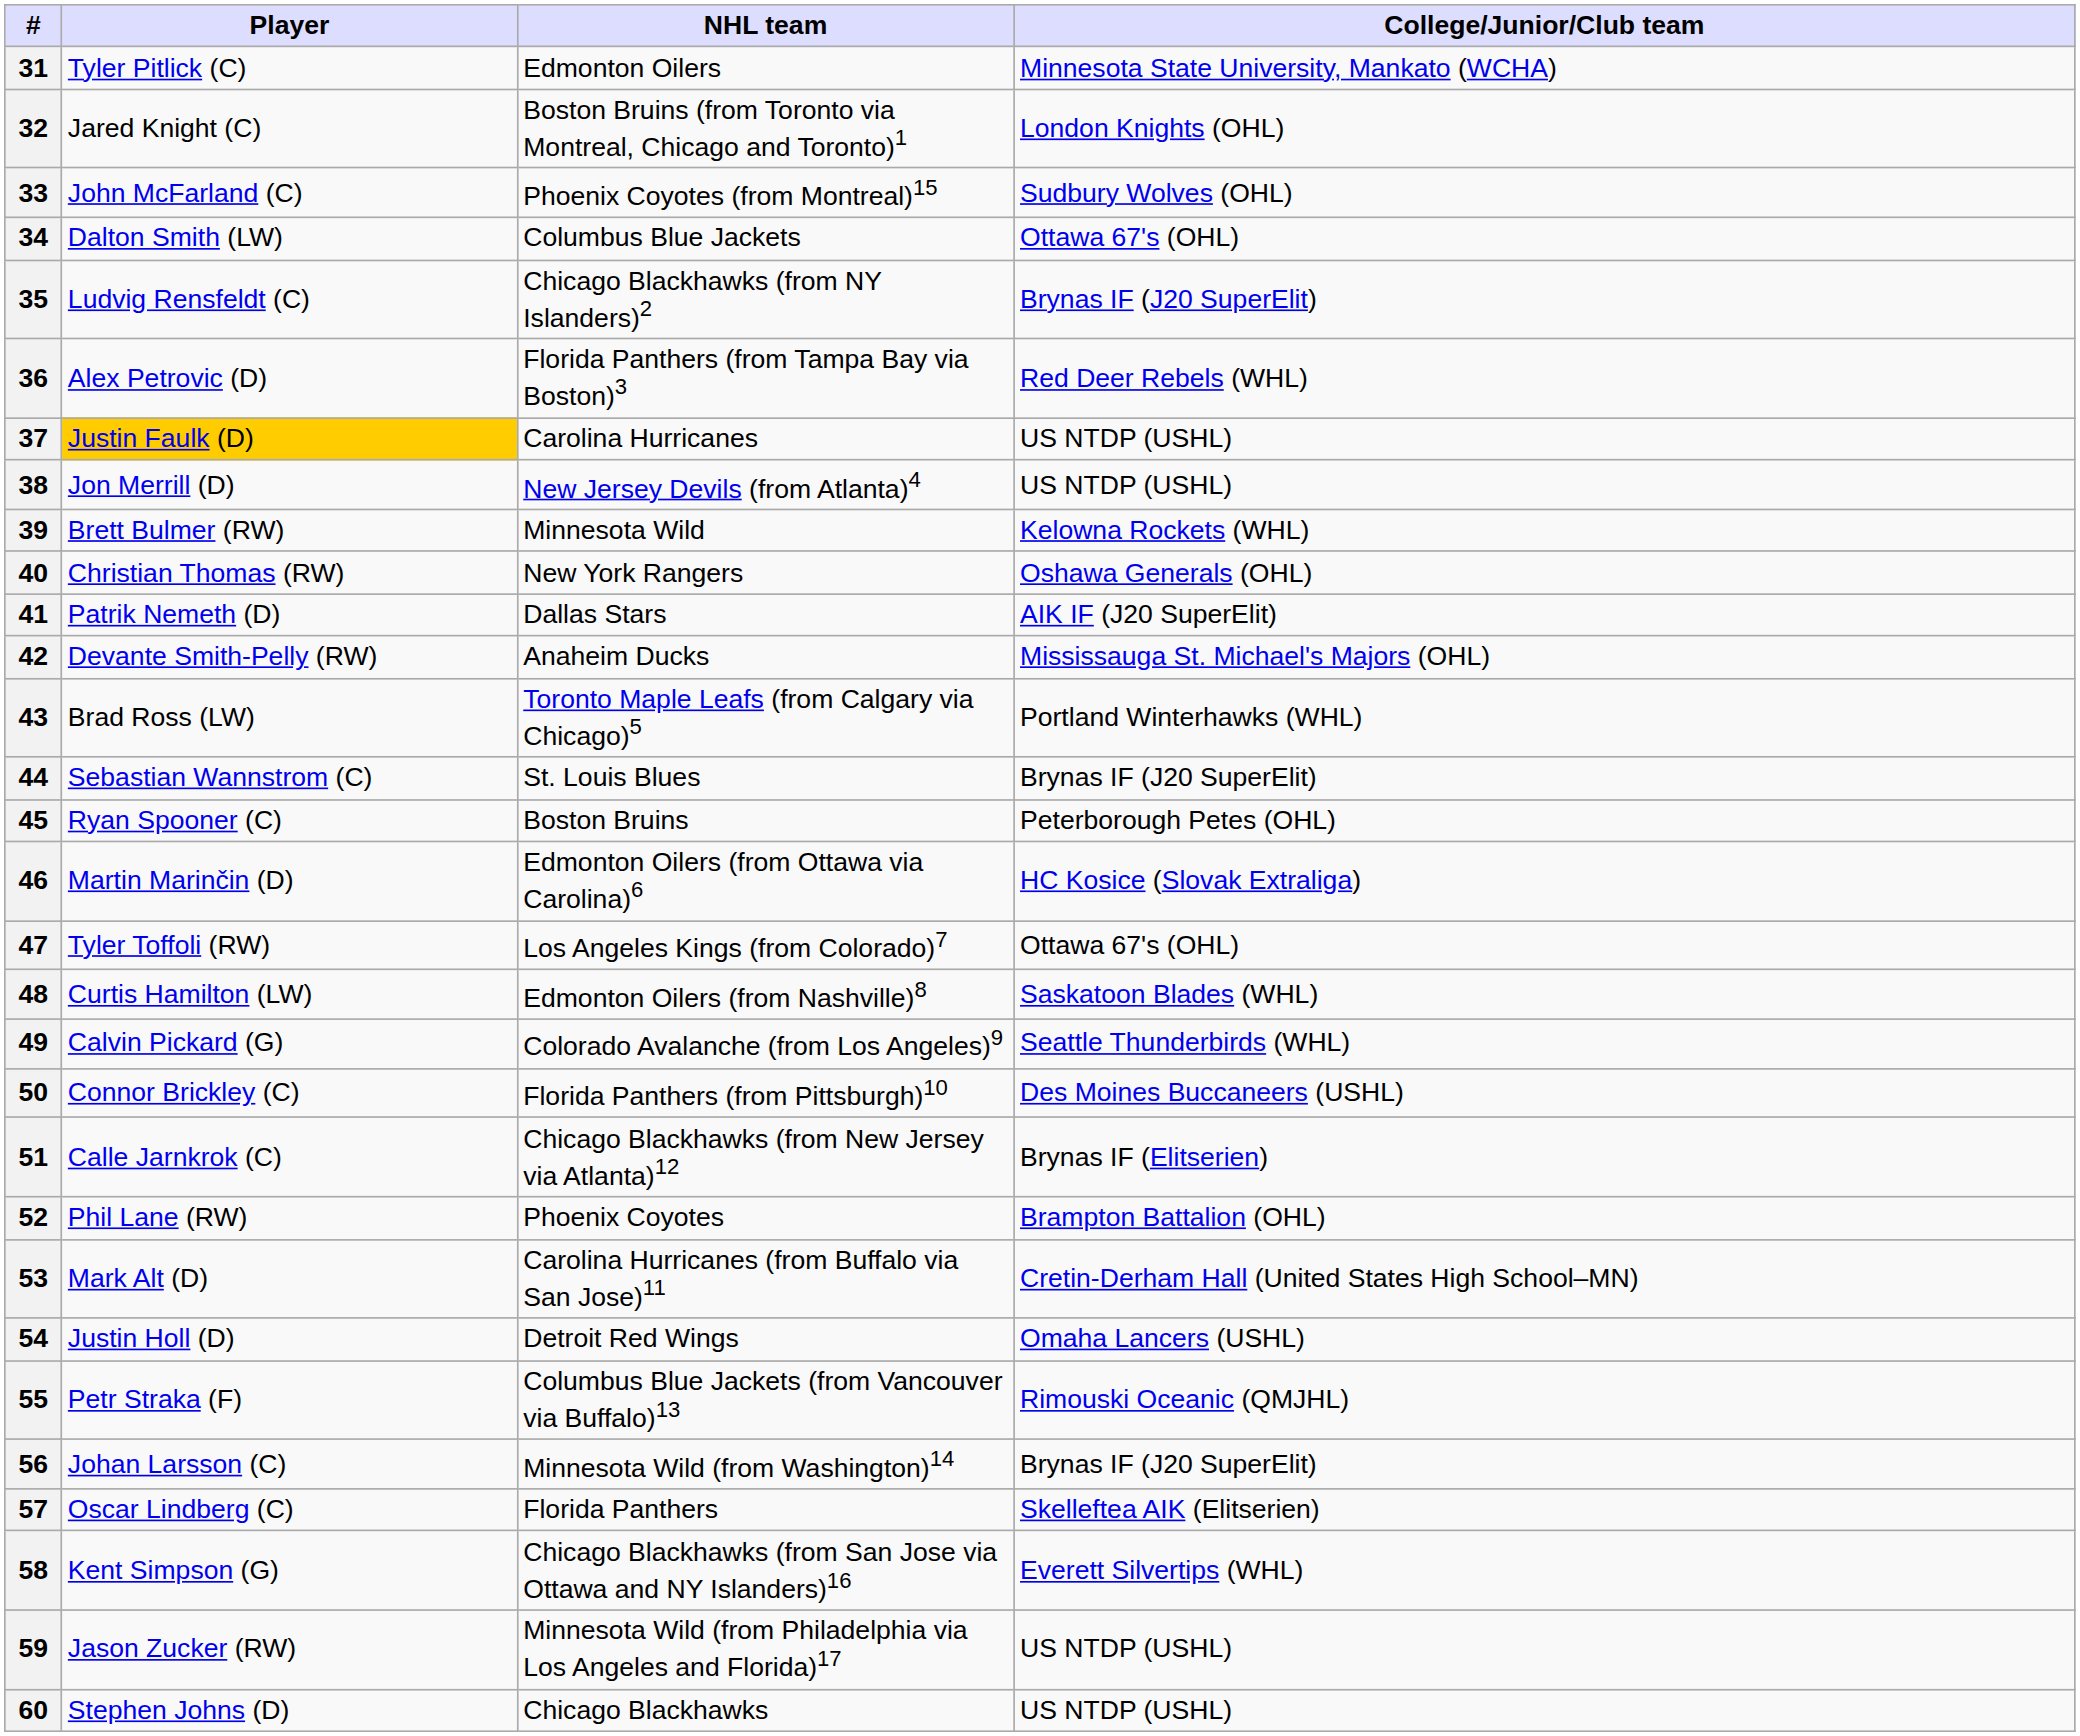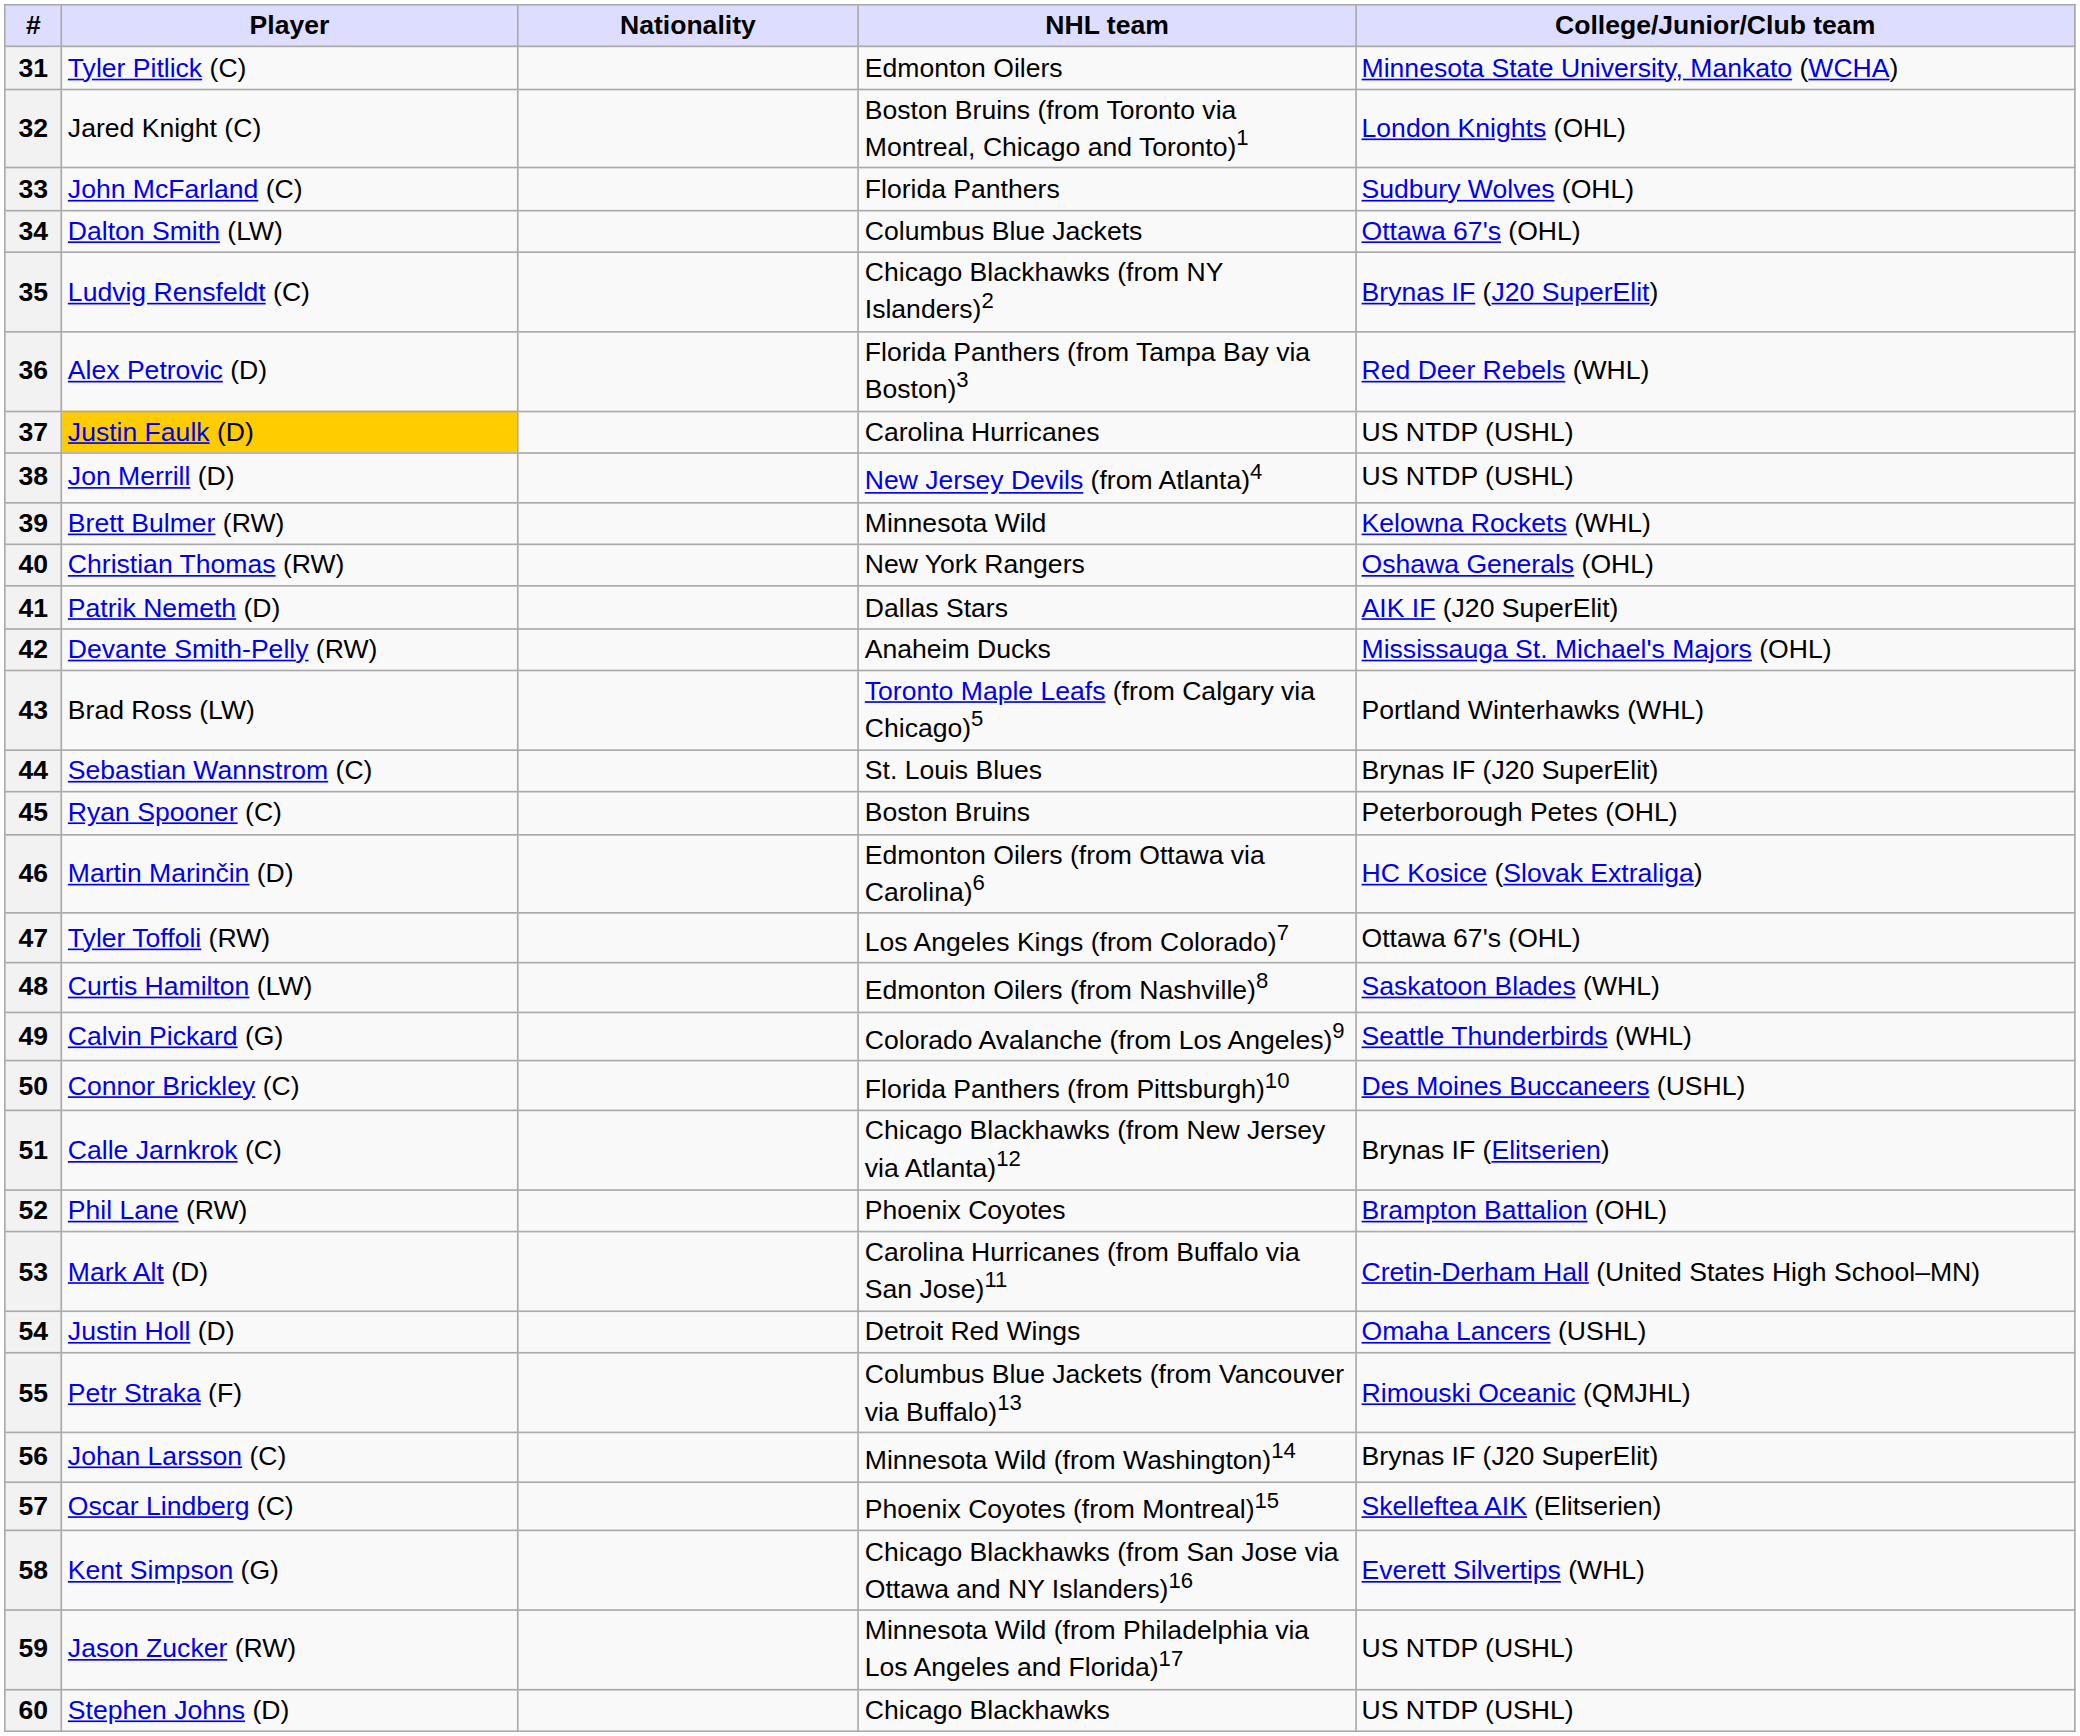+ column: (688, 25)
(730, 192) Phoenix Coyotes (from Montreal)15 -> (962, 188) Florida Panthers
(621, 1509) Florida Panthers -> (1072, 1506) Phoenix Coyotes (from Montreal)15
